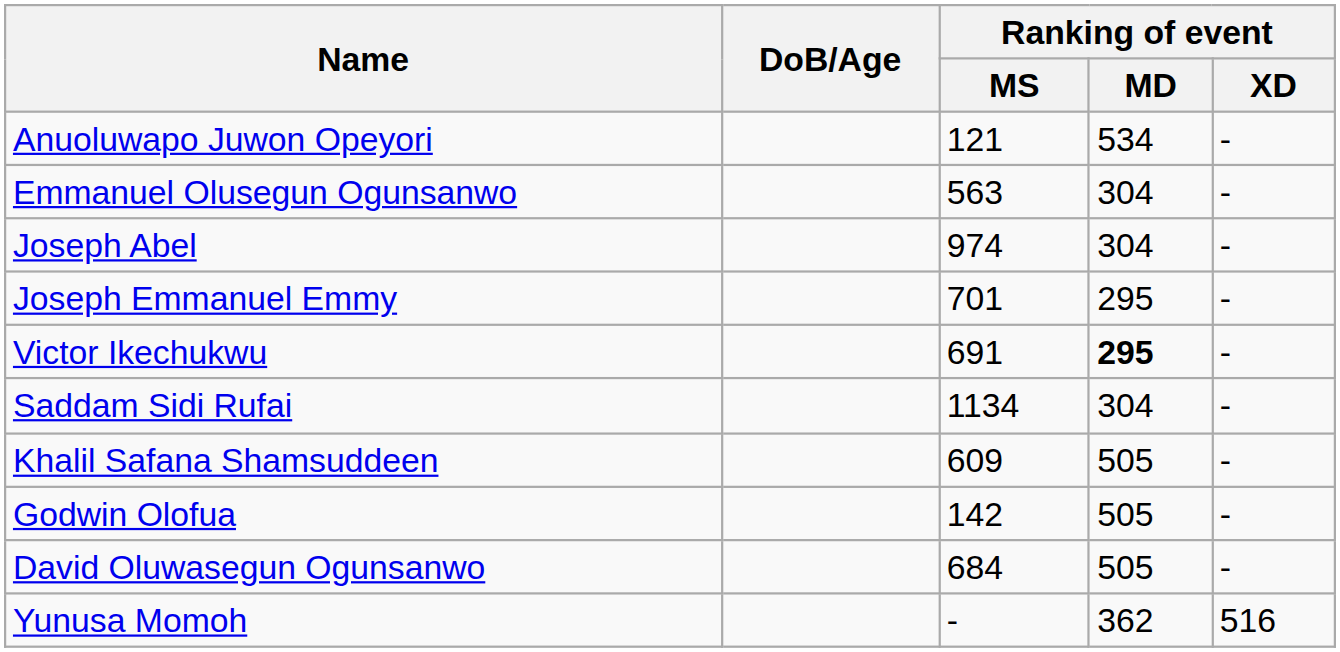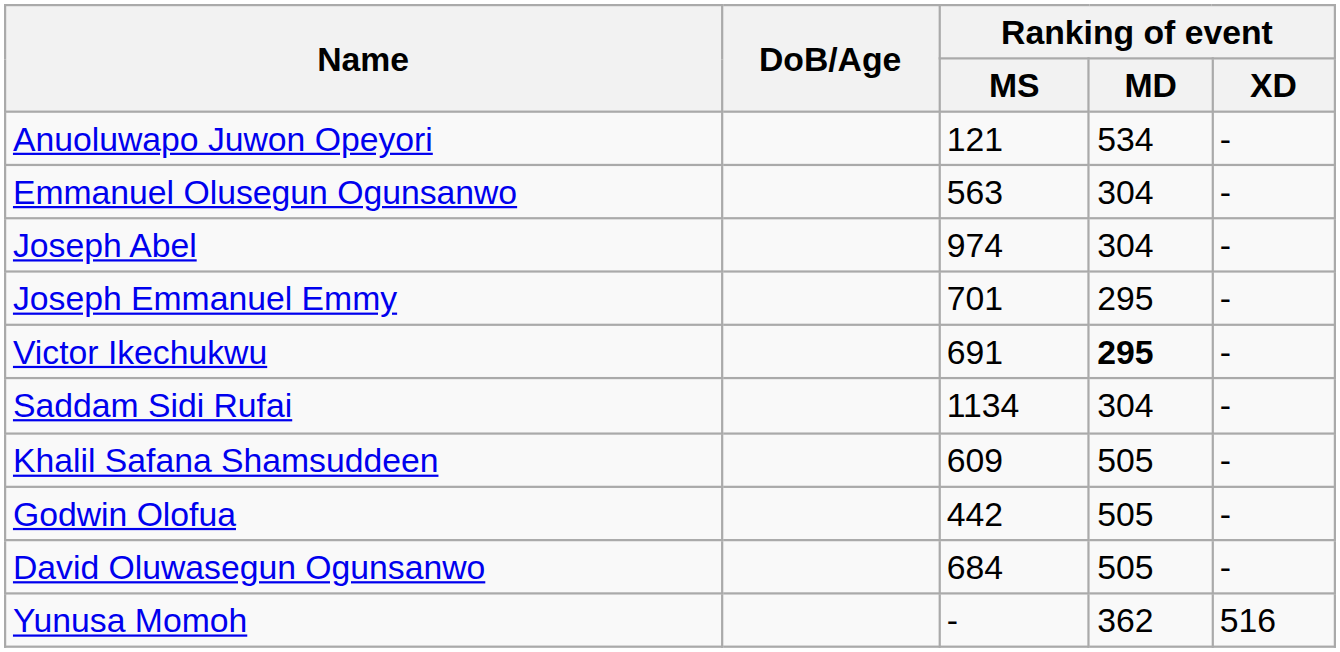(975, 513) 142 -> (975, 513) 442
